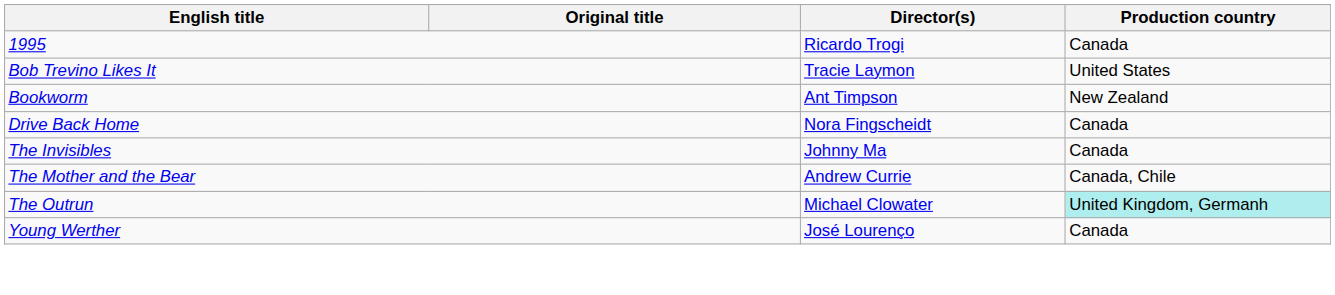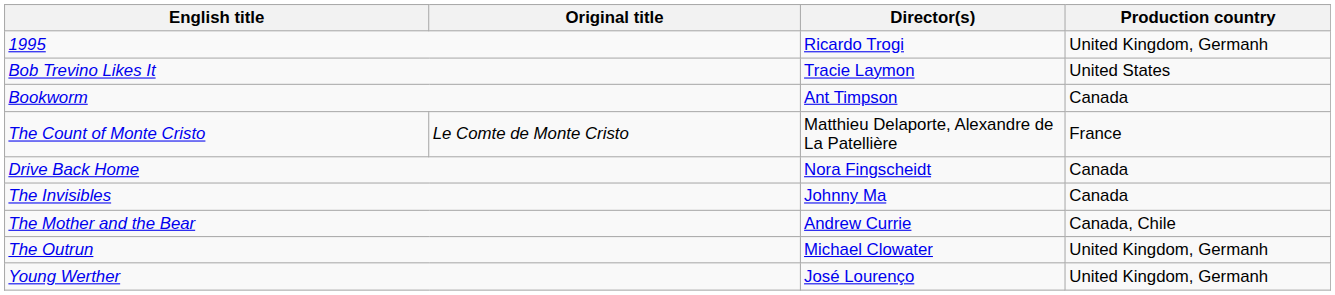(1099, 44) Canada -> (1169, 44) United Kingdom, Germanh
(1119, 97) New Zealand -> (1099, 97) Canada
+ row: (107, 133)
(1169, 204) paleturquoise background -> (1169, 249) no background
(1099, 230) Canada -> (1169, 276) United Kingdom, Germanh
